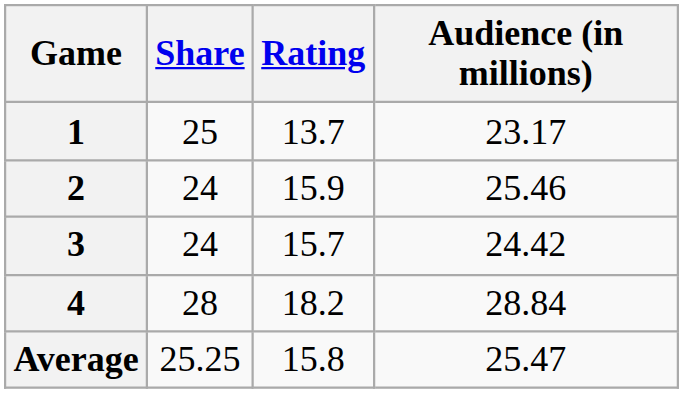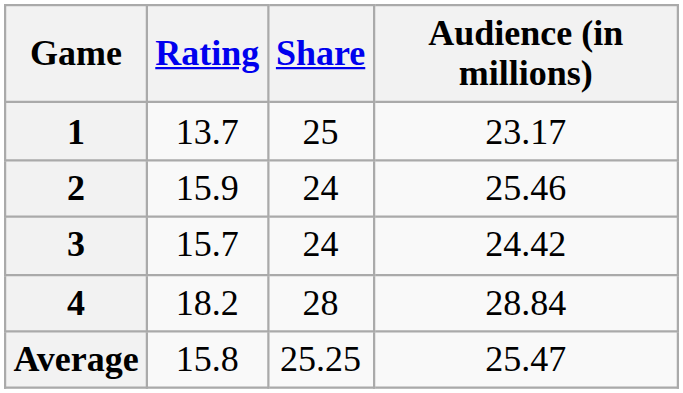columns swapped: (313, 53) <-> (200, 53)
